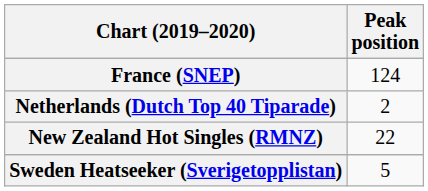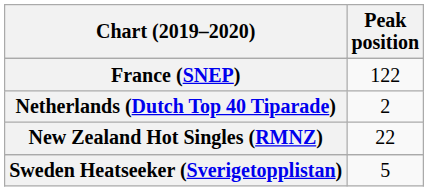(385, 74) 124 -> (385, 74) 122
